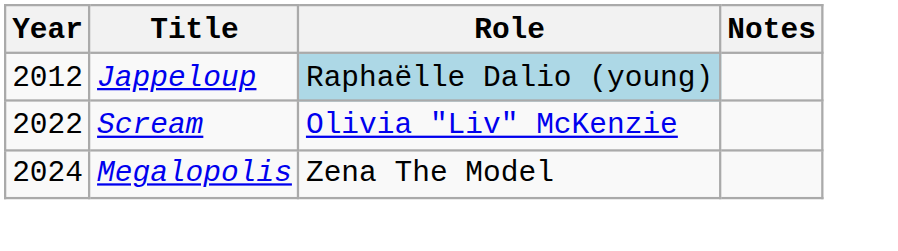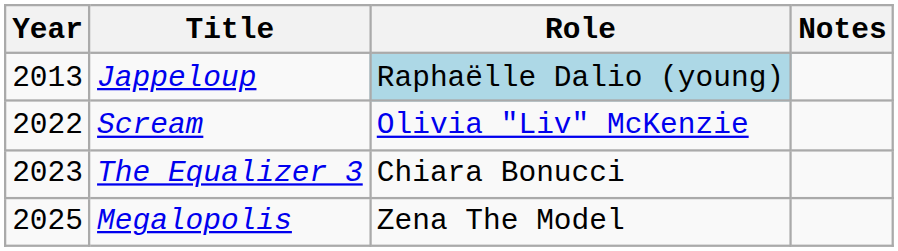(48, 77) 2012 -> (48, 77) 2013
+ row: (230, 173)
(48, 173) 2024 -> (48, 222) 2025
